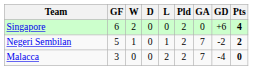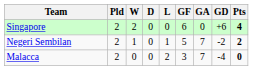columns swapped: (184, 12) <-> (117, 12)
